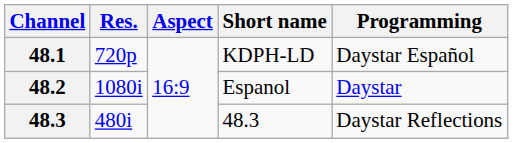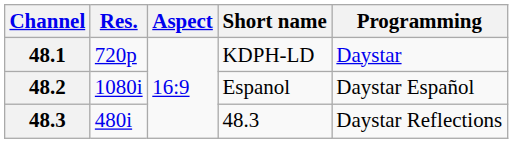(405, 54) Daystar Español -> (369, 54) Daystar
(369, 87) Daystar -> (405, 87) Daystar Español
